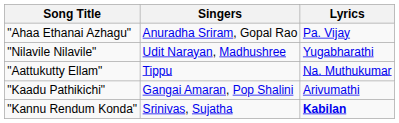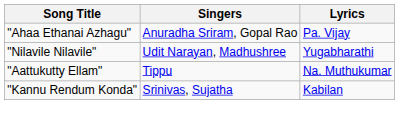- row: (56, 90)
(325, 109) bold -> (323, 90) normal
